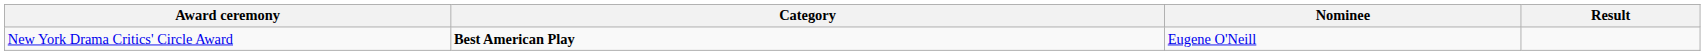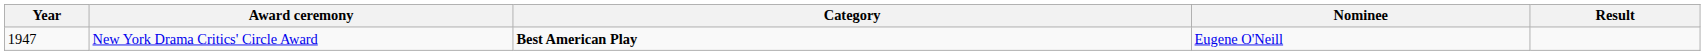+ column: (47, 15)
